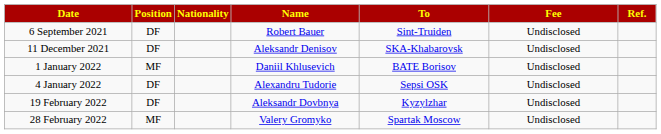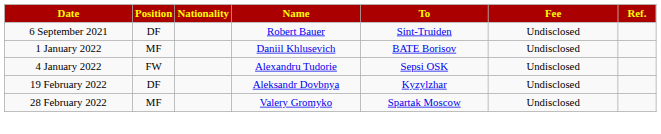- row: (68, 49)
(153, 85) DF -> (154, 67) FW
